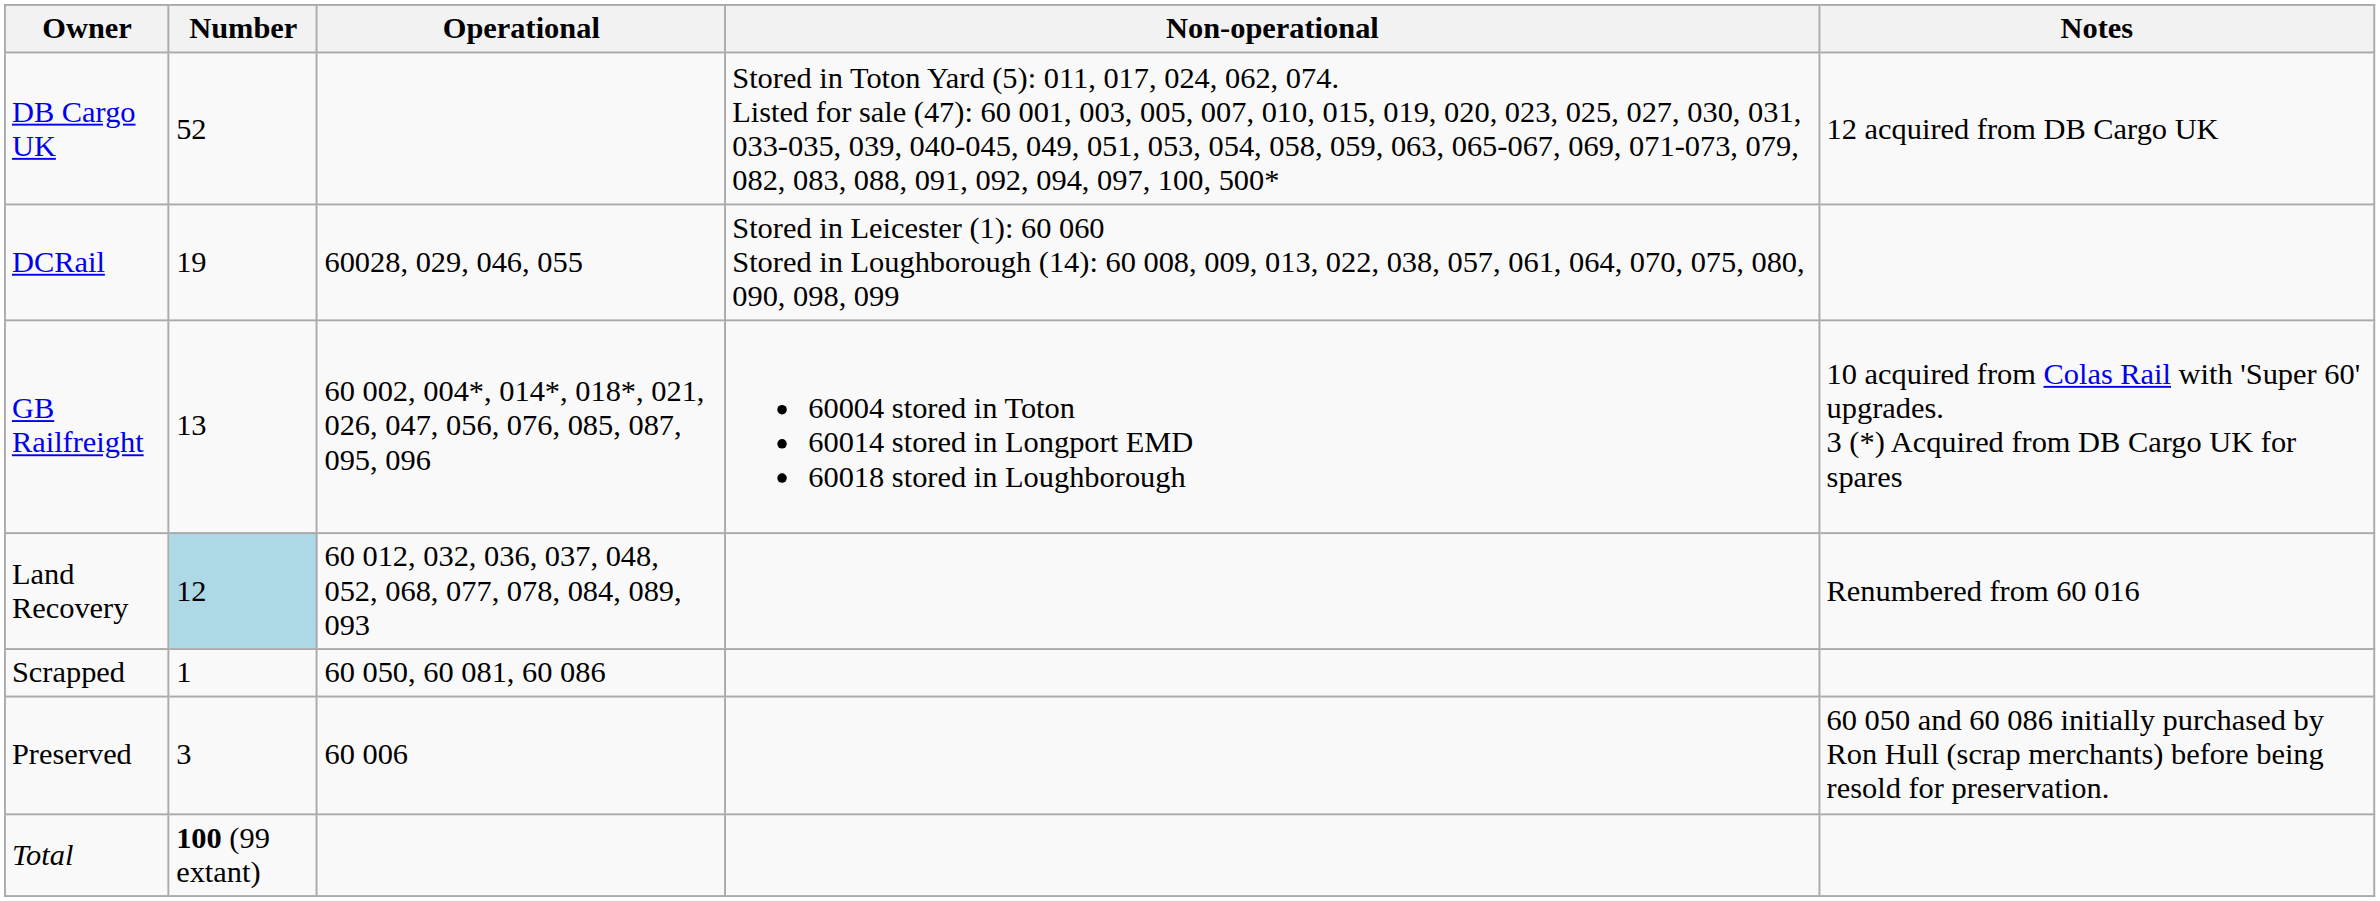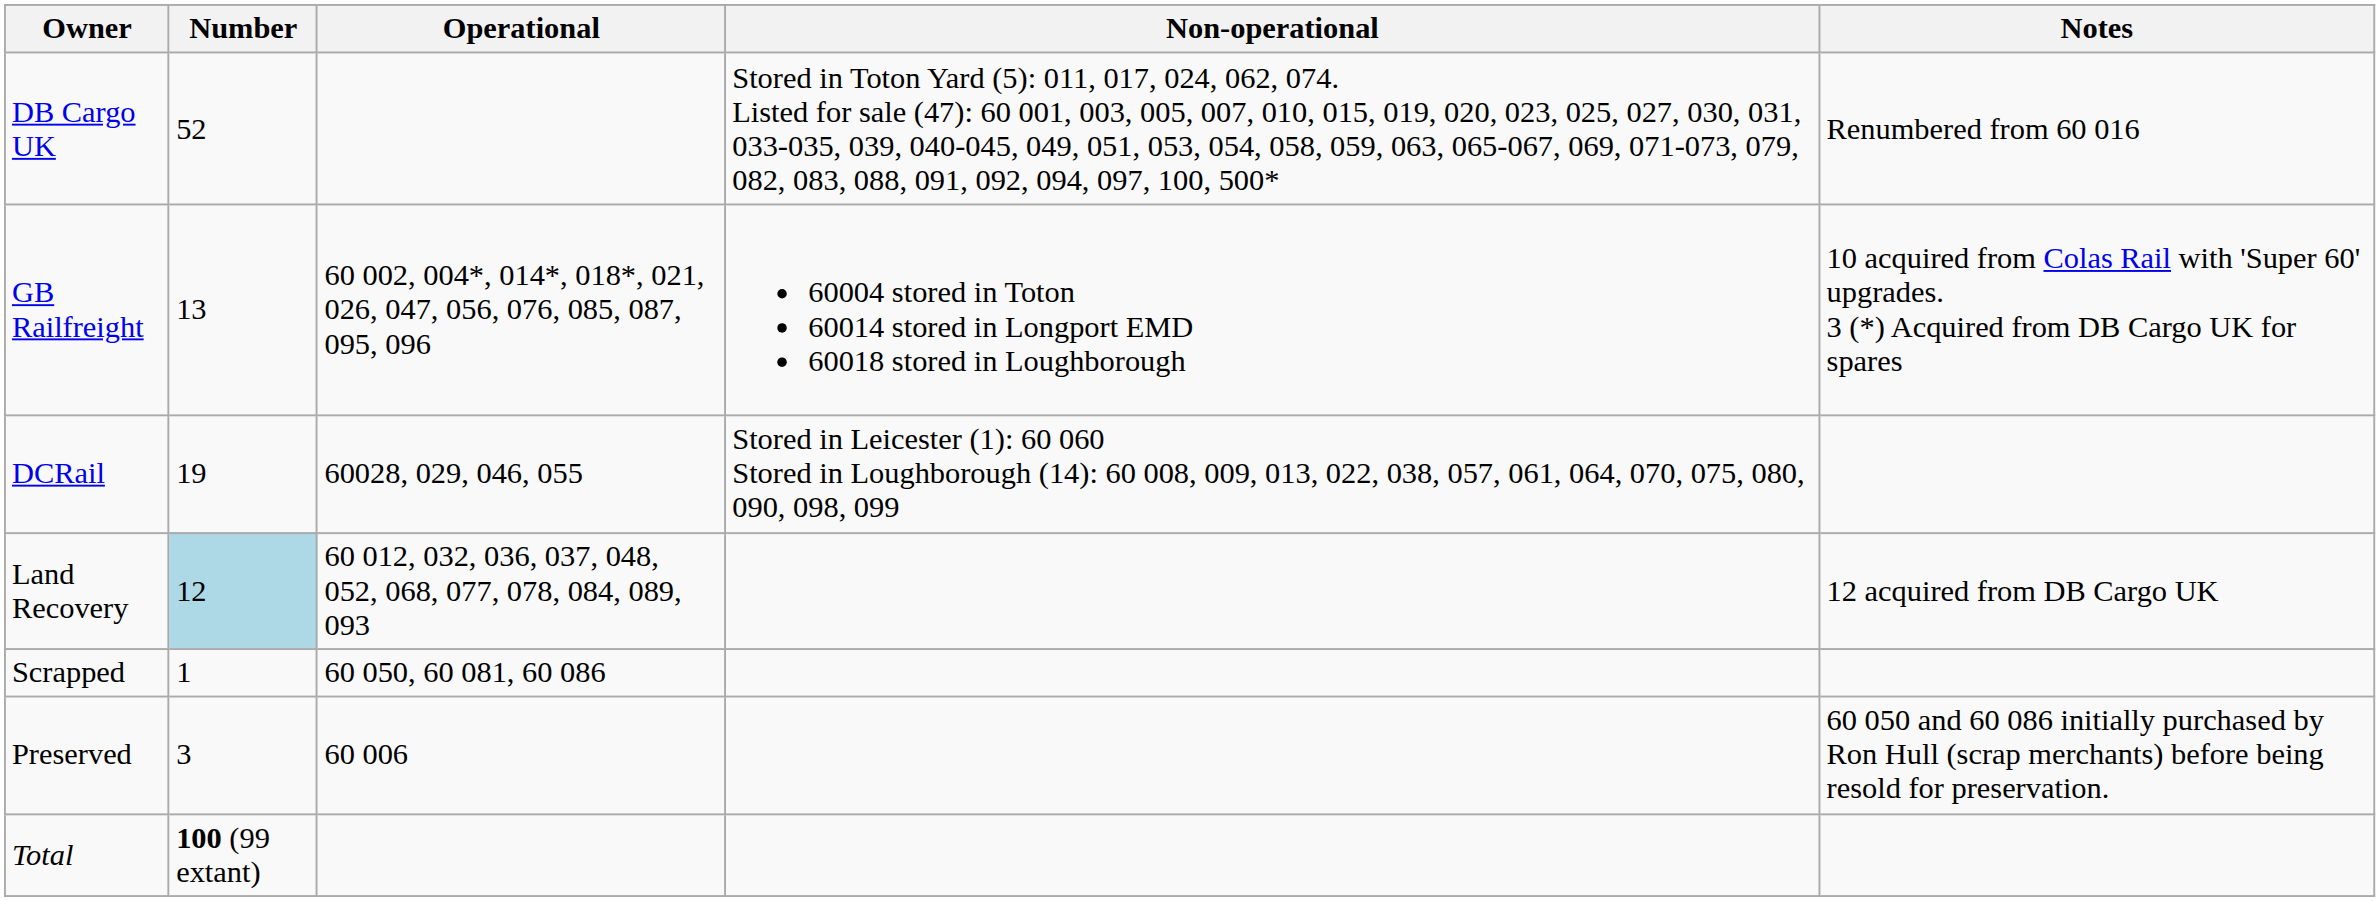(2023, 128) 12 acquired from DB Cargo UK -> (1983, 128) Renumbered from 60 016
rows swapped: (58, 261) <-> (78, 425)
(1983, 590) Renumbered from 60 016 -> (2023, 590) 12 acquired from DB Cargo UK
